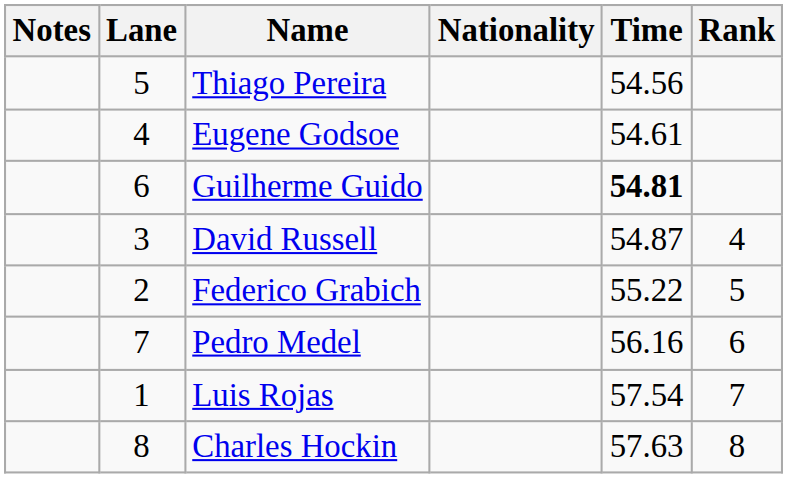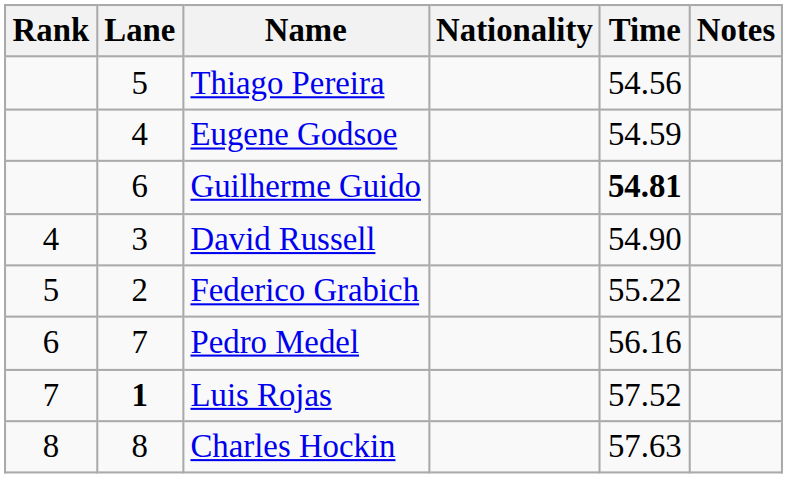columns swapped: (737, 30) <-> (52, 30)
(647, 134) 54.61 -> (645, 134) 54.59
(647, 238) 54.87 -> (645, 238) 54.90
(142, 394) normal -> (140, 394) bold
(647, 394) 57.54 -> (645, 394) 57.52
